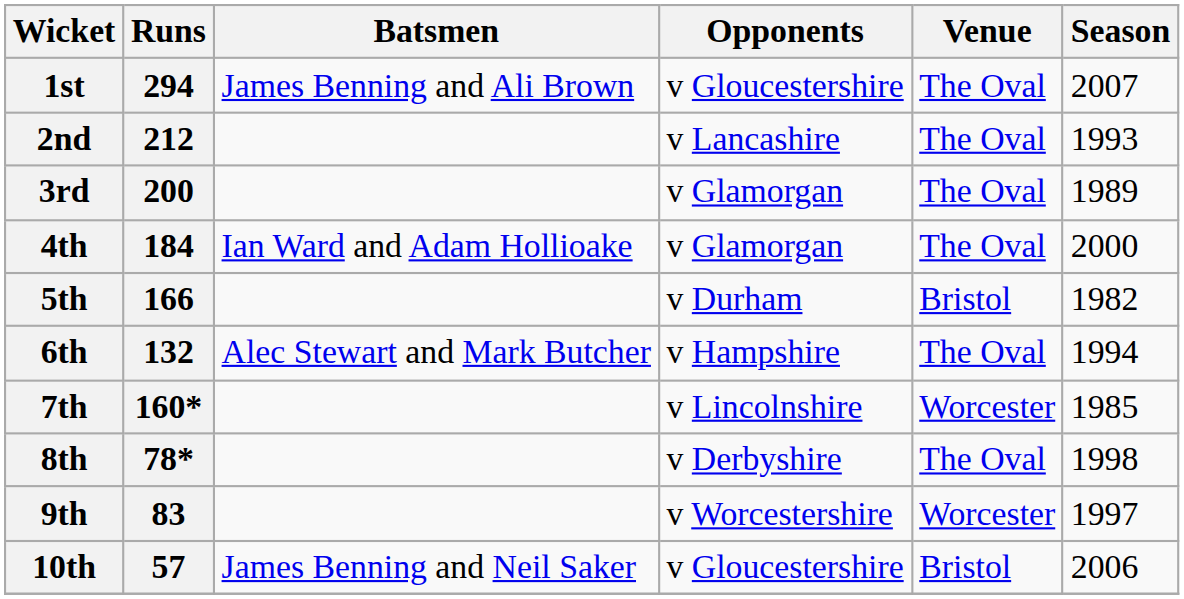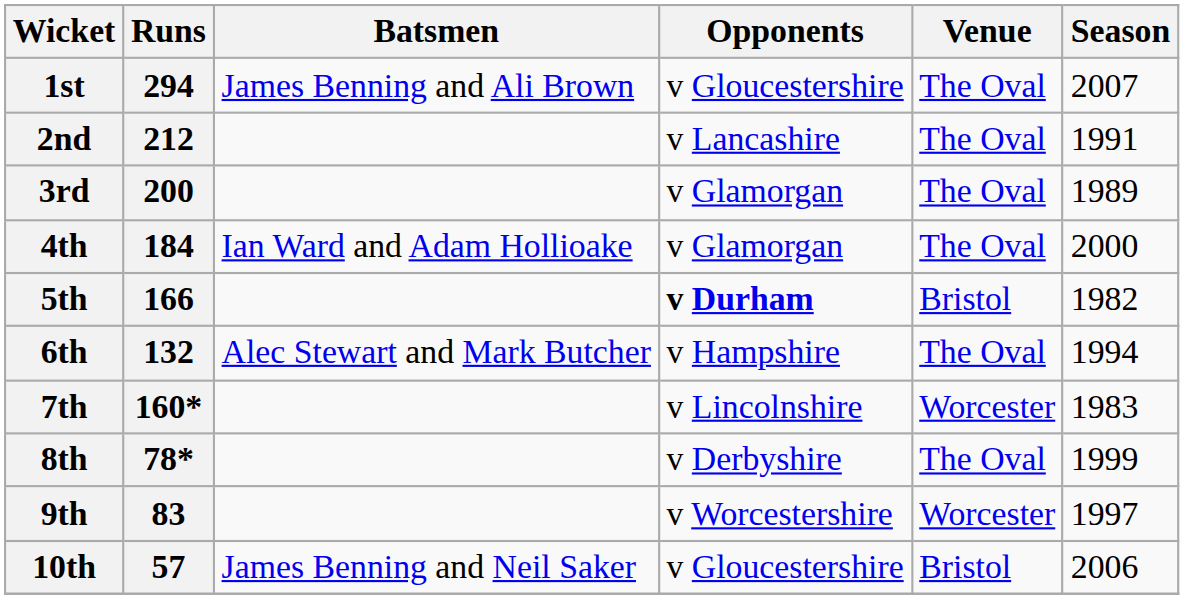(1105, 138) 1993 -> (1105, 138) 1991
(734, 298) normal -> (740, 298) bold
(1105, 406) 1985 -> (1105, 406) 1983
(1105, 459) 1998 -> (1105, 459) 1999
